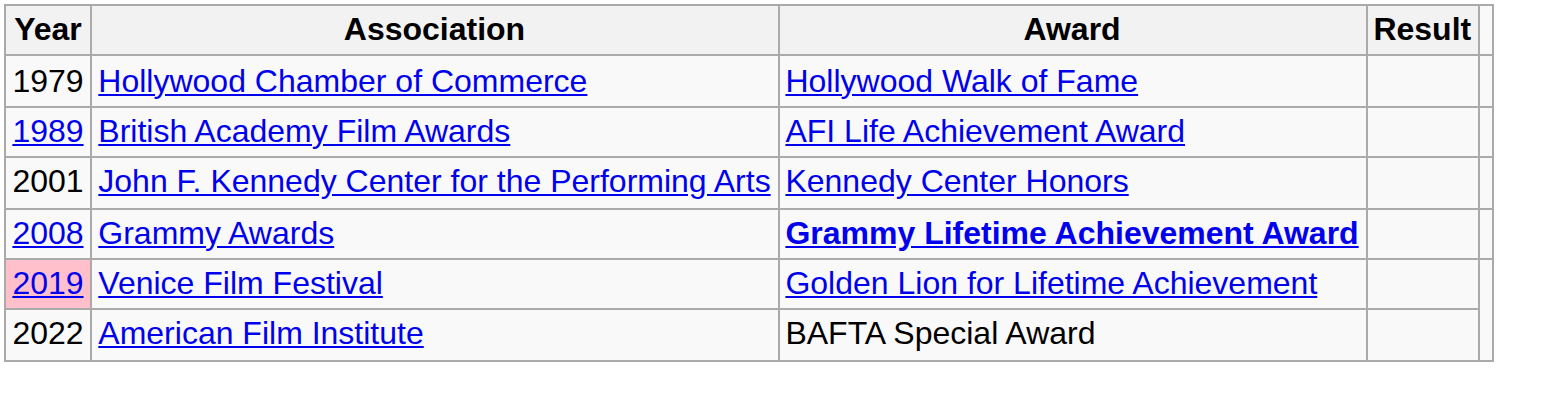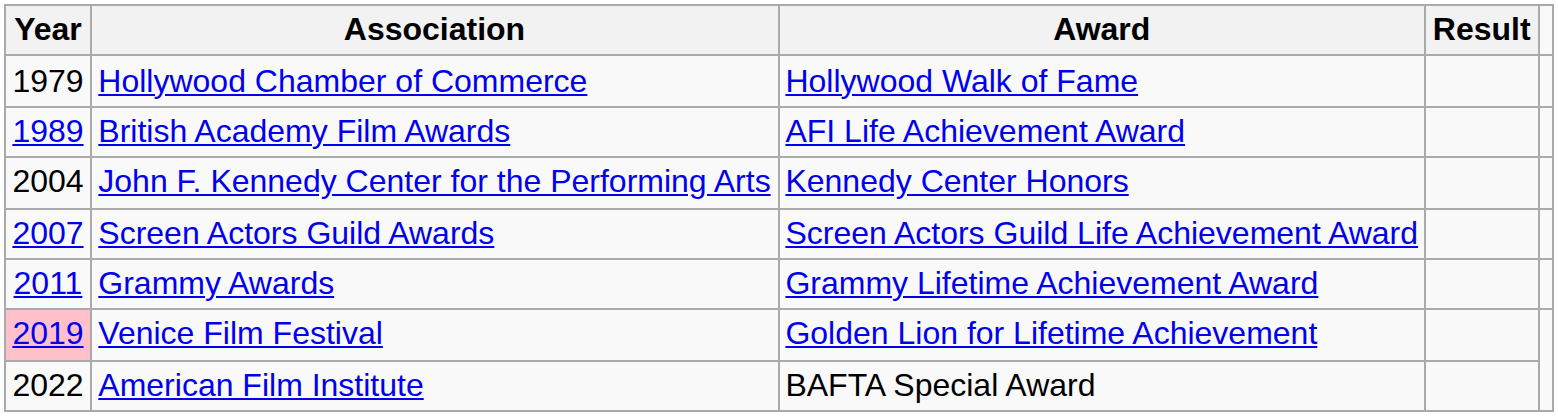(48, 182) 2001 -> (48, 182) 2004
+ row: (296, 232)
(48, 232) 2008 -> (48, 283) 2011
(1072, 232) bold -> (1052, 283) normal
